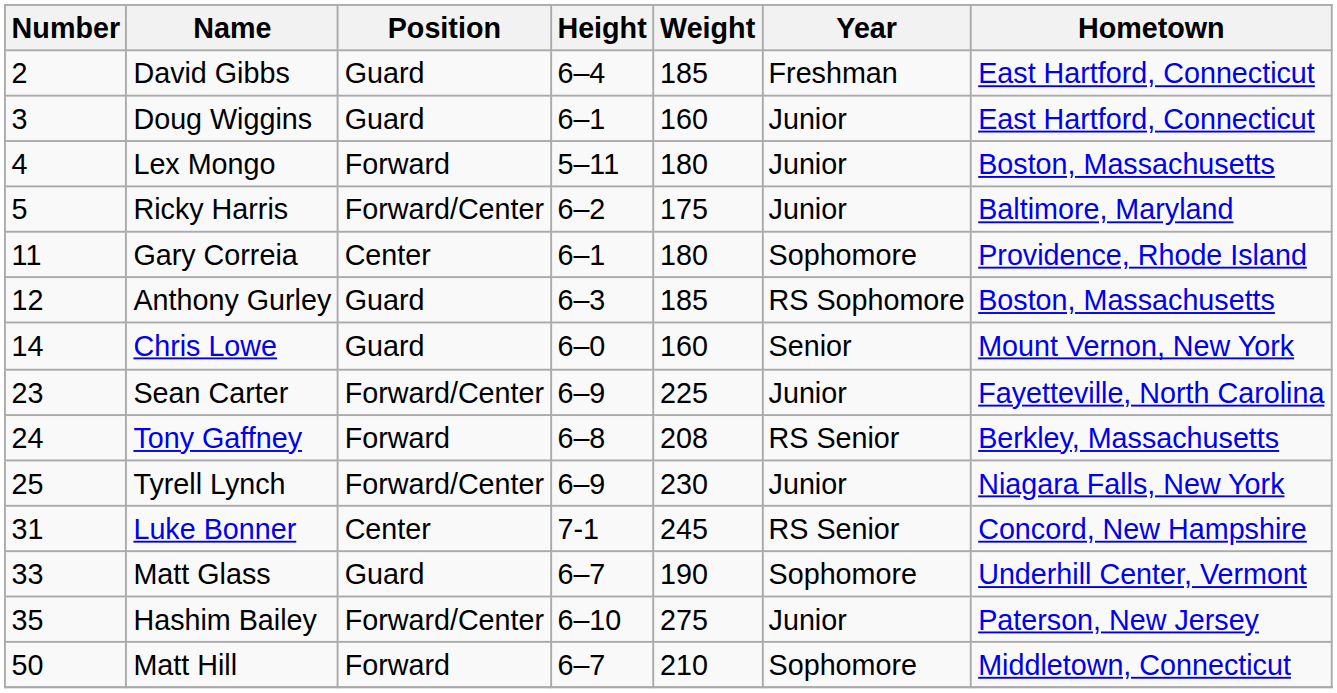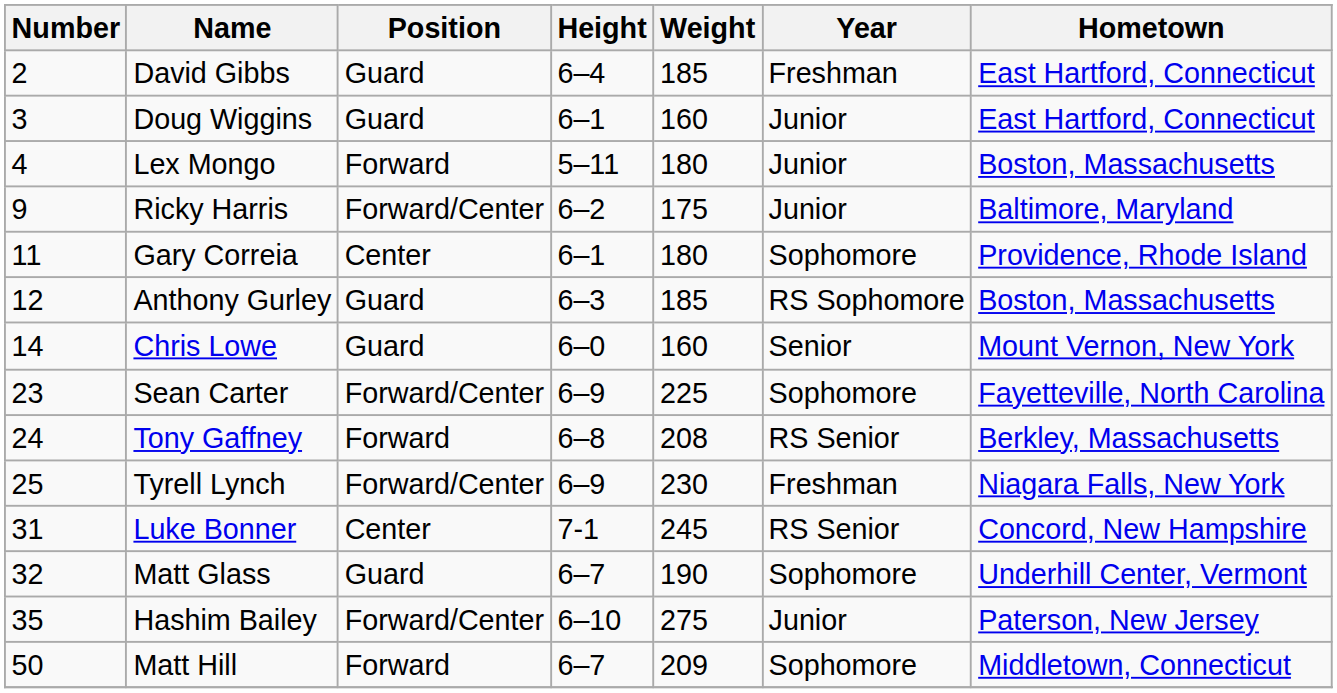(20, 210) 5 -> (20, 210) 9
(808, 392) Junior -> (843, 392) Sophomore
(808, 483) Junior -> (833, 483) Freshman
(28, 574) 33 -> (28, 574) 32
(684, 665) 210 -> (684, 665) 209
